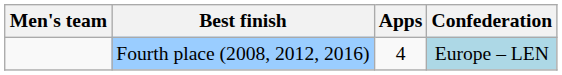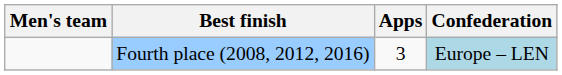(401, 53) 4 -> (401, 53) 3
